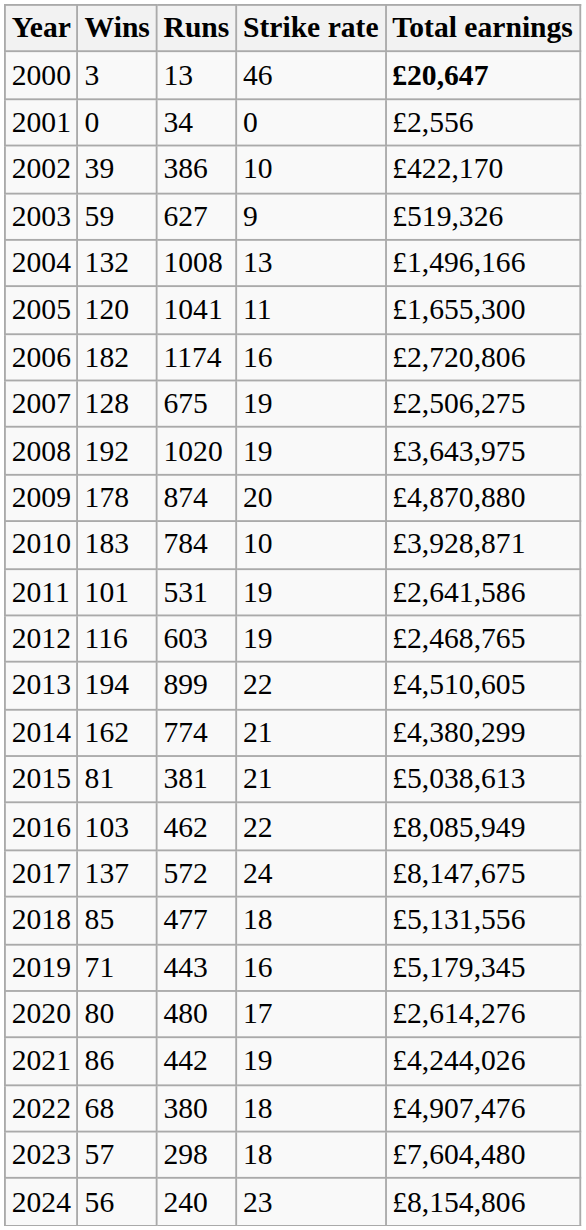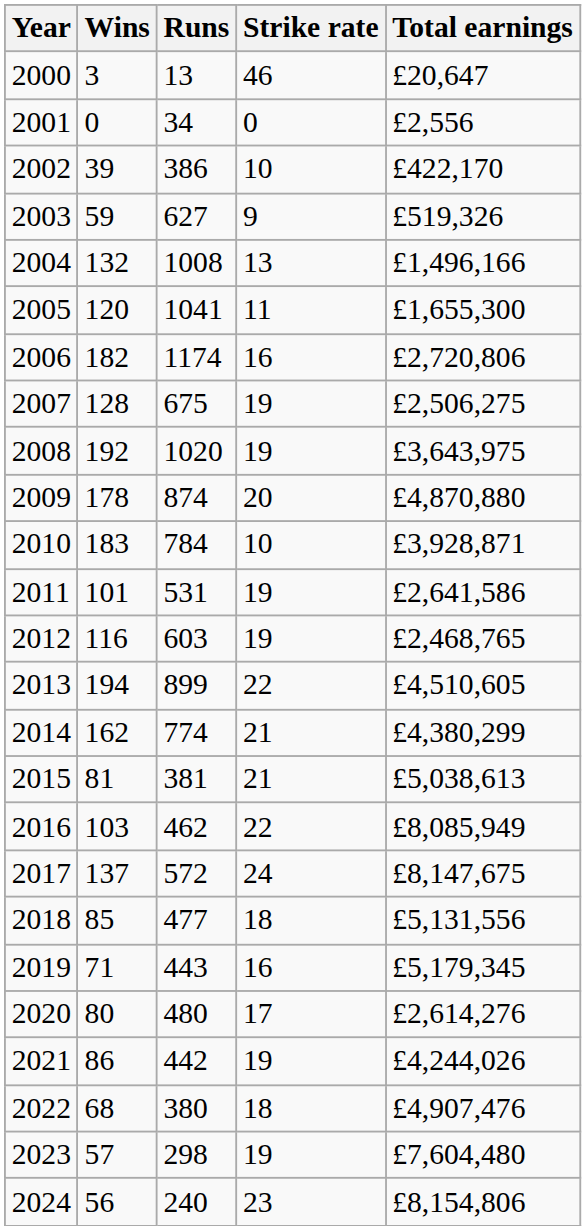(440, 74) bold -> (440, 74) normal
(258, 1154) 18 -> (258, 1154) 19
